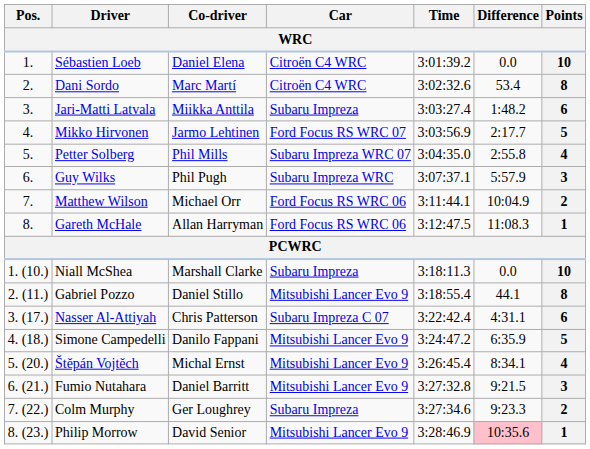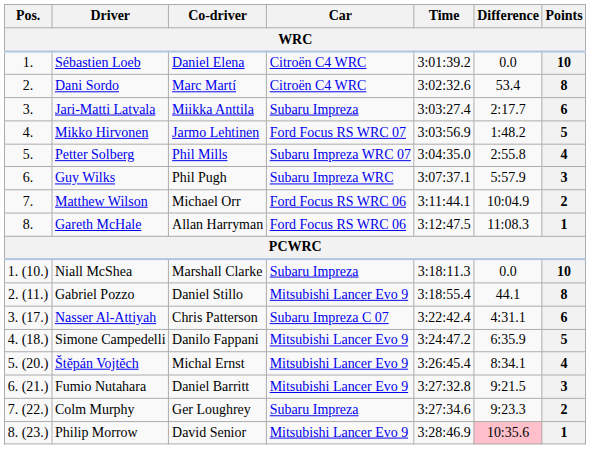(508, 109) 1:48.2 -> (508, 109) 2:17.7
(508, 132) 2:17.7 -> (508, 132) 1:48.2
